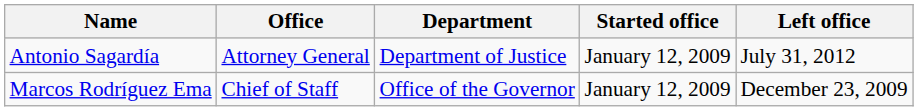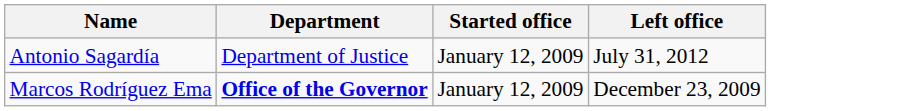- column: (296, 21)
(477, 88) normal -> (325, 88) bold
